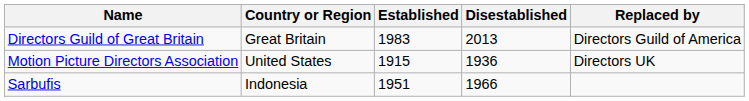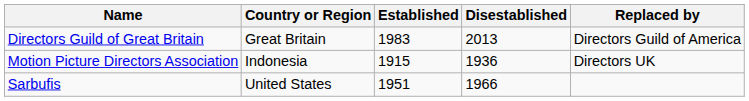(288, 61) United States -> (276, 61) Indonesia
(276, 84) Indonesia -> (288, 84) United States
